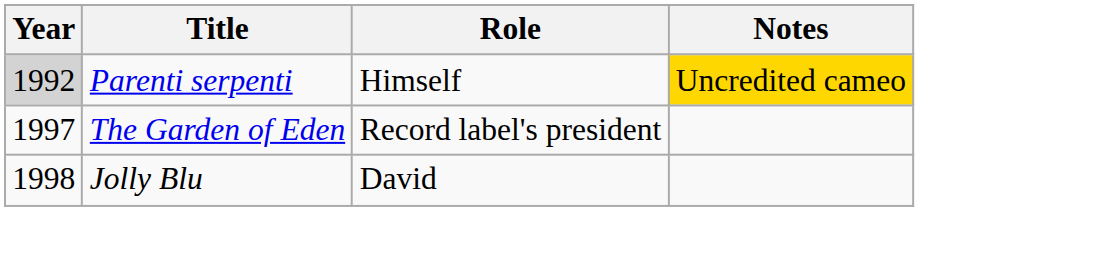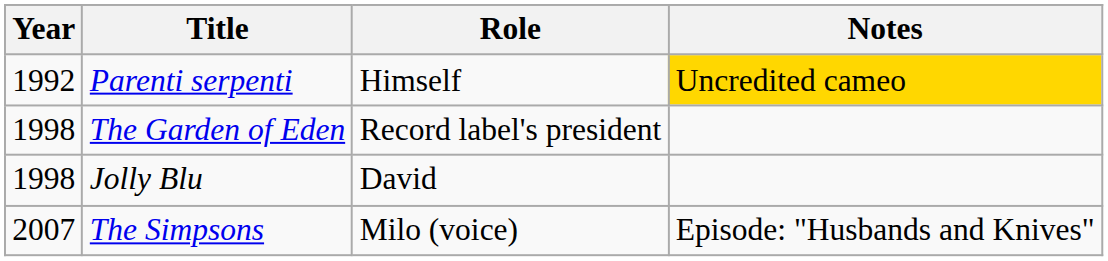(44, 79) lightgrey background -> (44, 79) no background
(44, 129) 1997 -> (44, 129) 1998
+ row: (177, 229)
